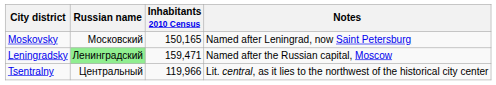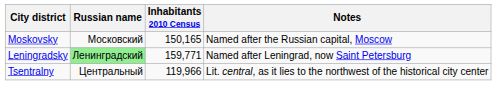(309, 39) Named after Leningrad, now Saint Petersburg -> (299, 39) Named after the Russian capital, Moscow
(183, 55) 159,471 -> (183, 55) 159,771
(299, 55) Named after the Russian capital, Moscow -> (309, 55) Named after Leningrad, now Saint Petersburg
